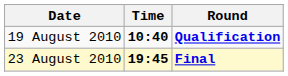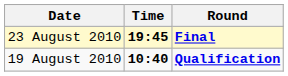rows swapped: (65, 38) <-> (65, 60)
